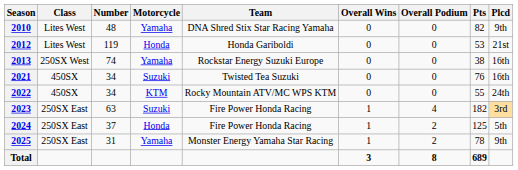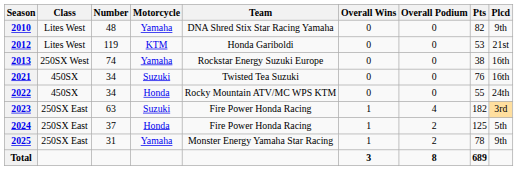(157, 44) Honda -> (157, 44) KTM
(157, 92) KTM -> (157, 92) Honda
